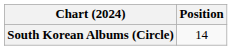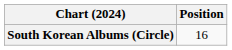(202, 34) 14 -> (202, 34) 16
